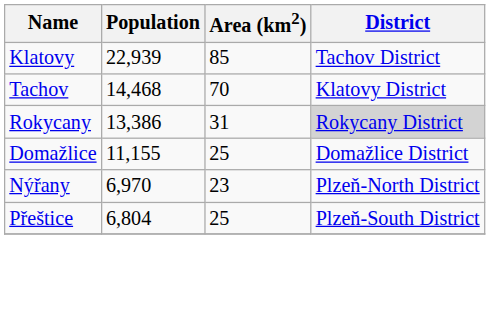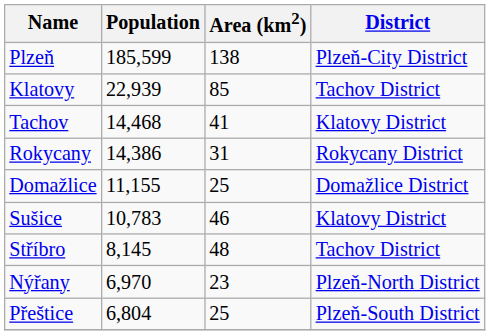+ row: (32, 57)
(219, 89) 70 -> (219, 121) 41
(134, 121) 13,386 -> (134, 153) 14,386
(389, 121) lightgrey background -> (389, 153) no background
+ row: (36, 217)
+ row: (37, 249)
